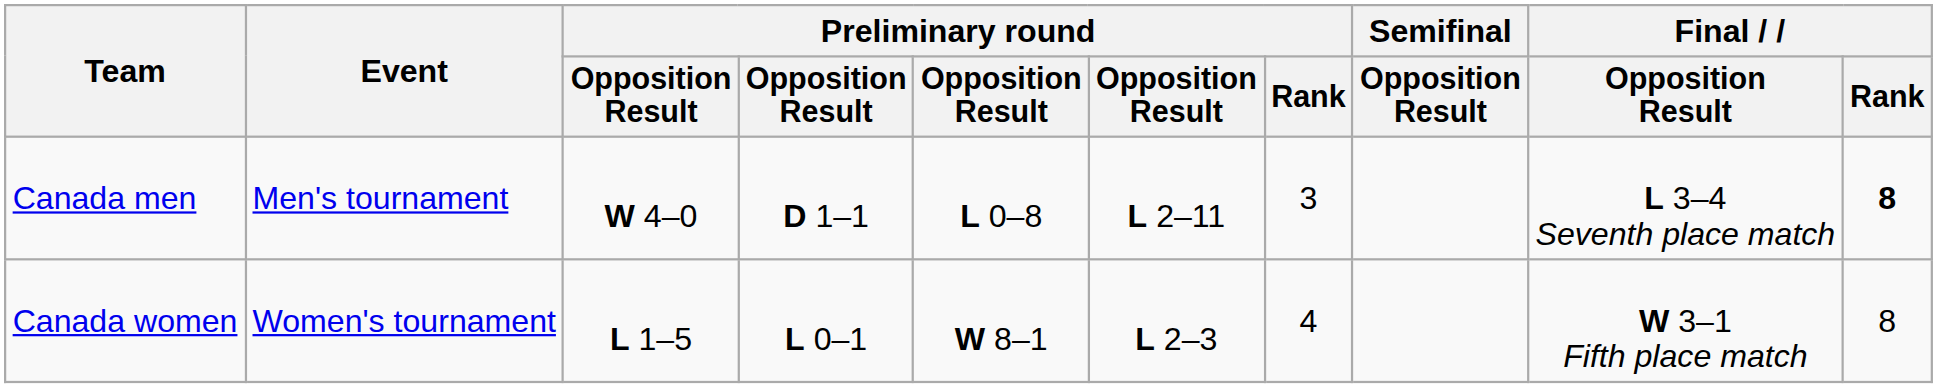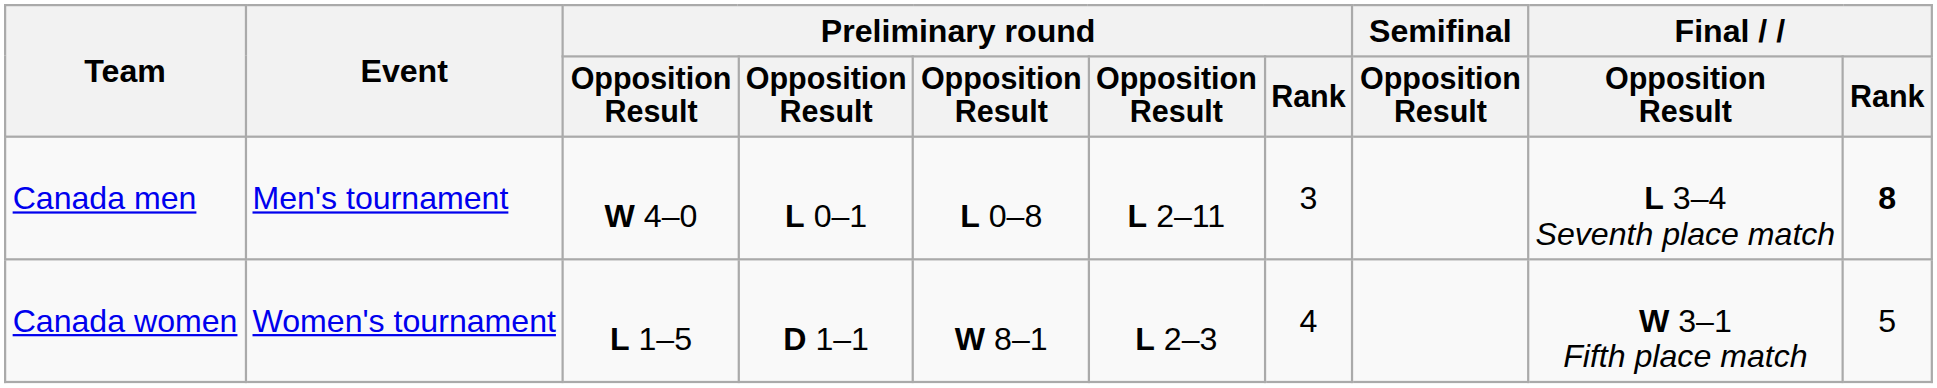(826, 216) D 1–1 -> (826, 216) L 0–1
(826, 339) L 0–1 -> (826, 339) D 1–1
(1887, 321) 8 -> (1887, 321) 5
